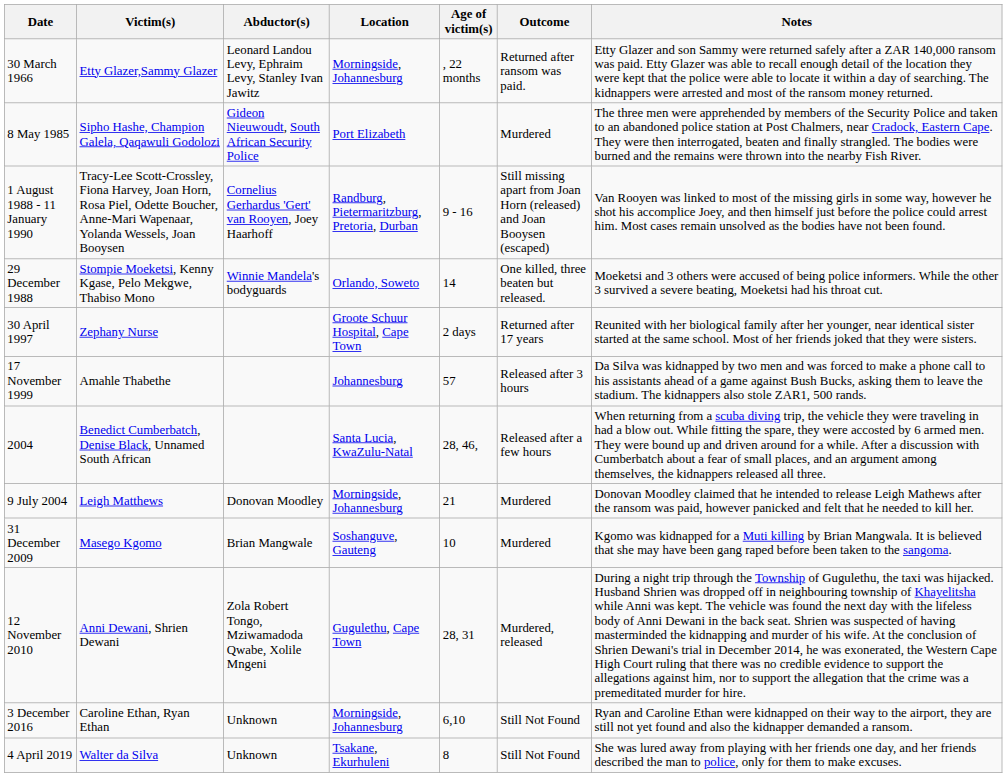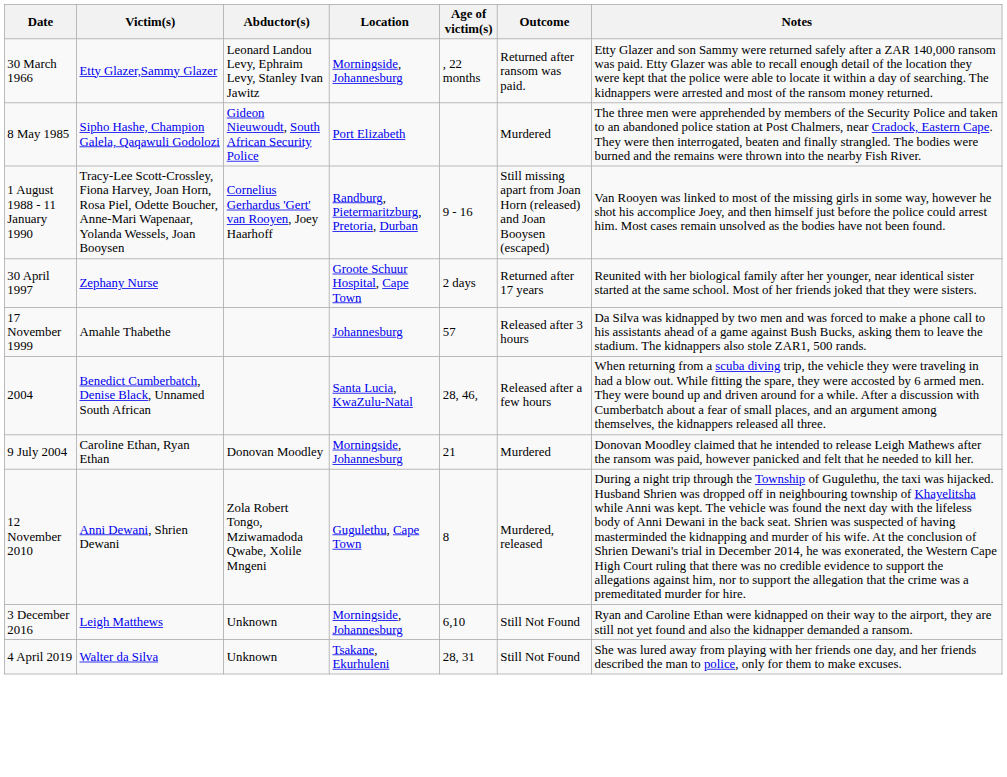- row: (34, 283)
(121, 501) Leigh Matthews -> (135, 451) Caroline Ethan, Ryan Ethan
- row: (34, 542)
(459, 635) 28, 31 -> (446, 537) 8
(135, 720) Caroline Ethan, Ryan Ethan -> (121, 622) Leigh Matthews
(446, 755) 8 -> (459, 656) 28, 31
